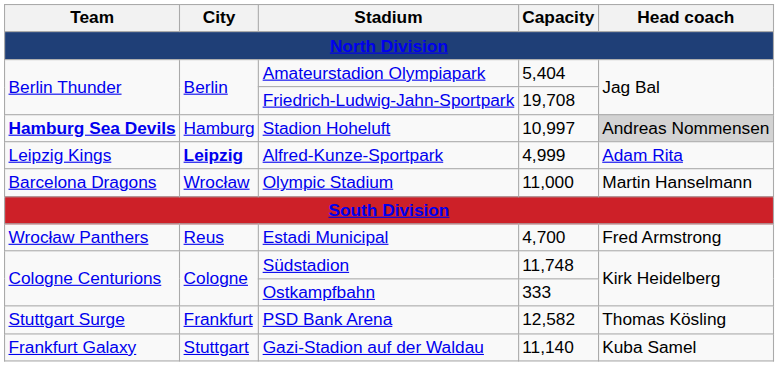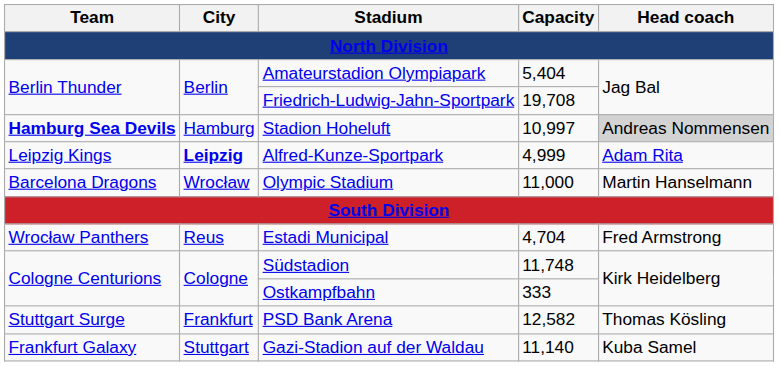(544, 237) 4,700 -> (544, 237) 4,704
